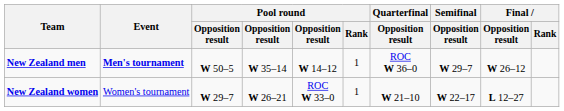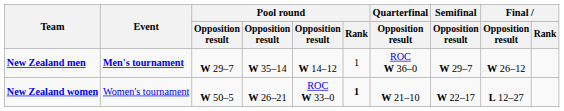(217, 69) W 50–5 -> (217, 69) W 29–7
(217, 98) W 29–7 -> (217, 98) W 50–5
(357, 92) normal -> (357, 92) bold
